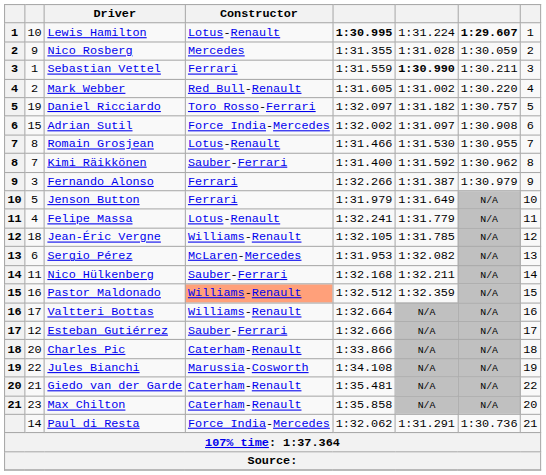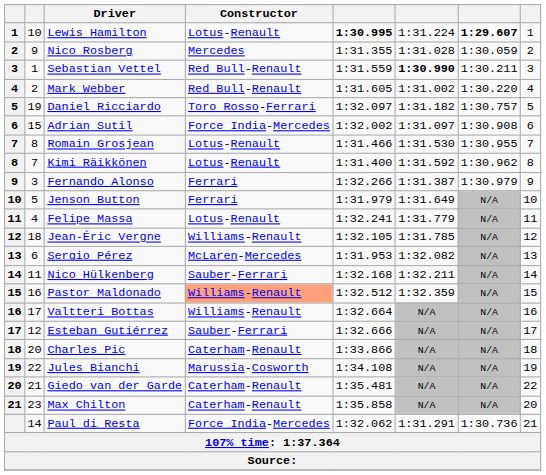(213, 70) Ferrari -> (245, 70) Red Bull-Renault
(238, 163) Sauber-Ferrari -> (234, 163) Lotus-Renault
